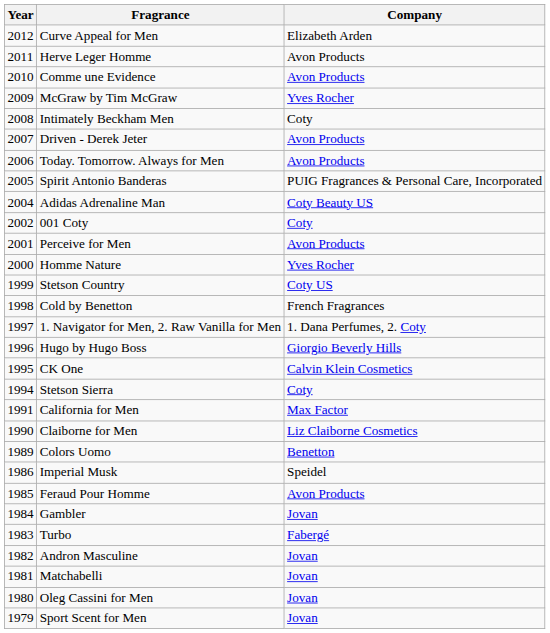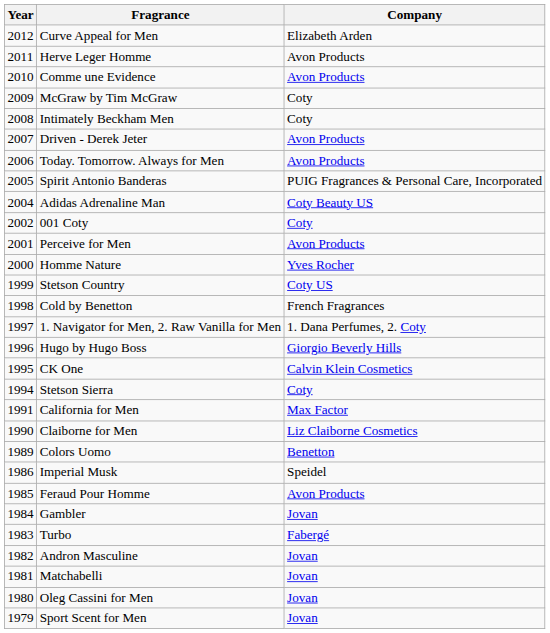(321, 98) Yves Rocher -> (300, 98) Coty
